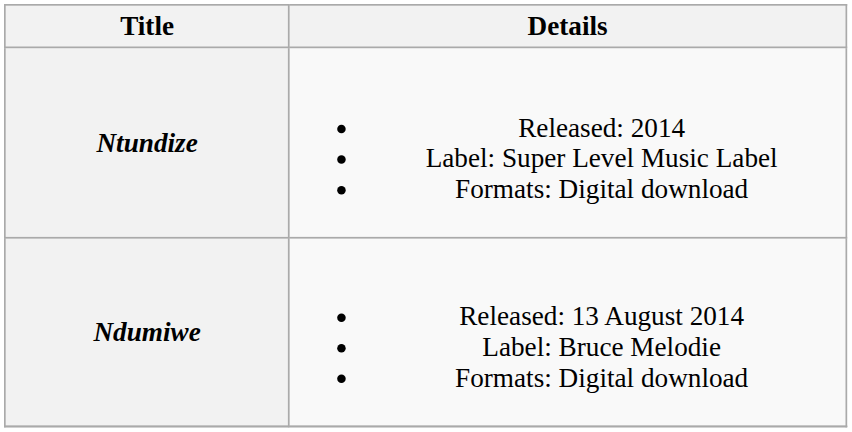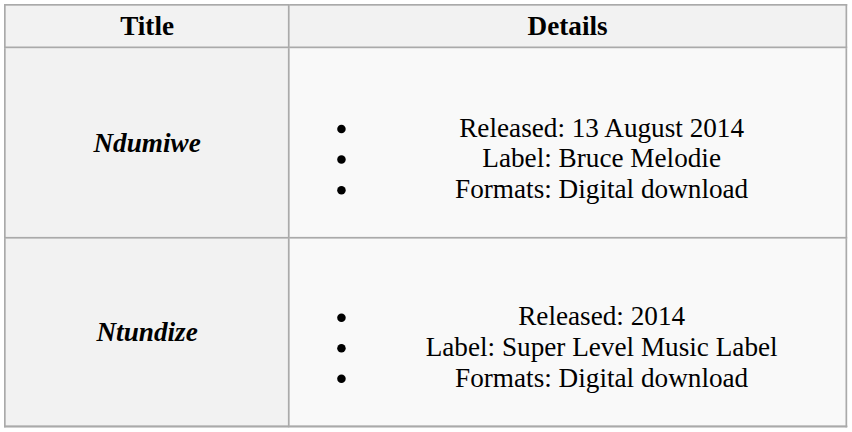rows swapped: (147, 331) <-> (147, 142)
